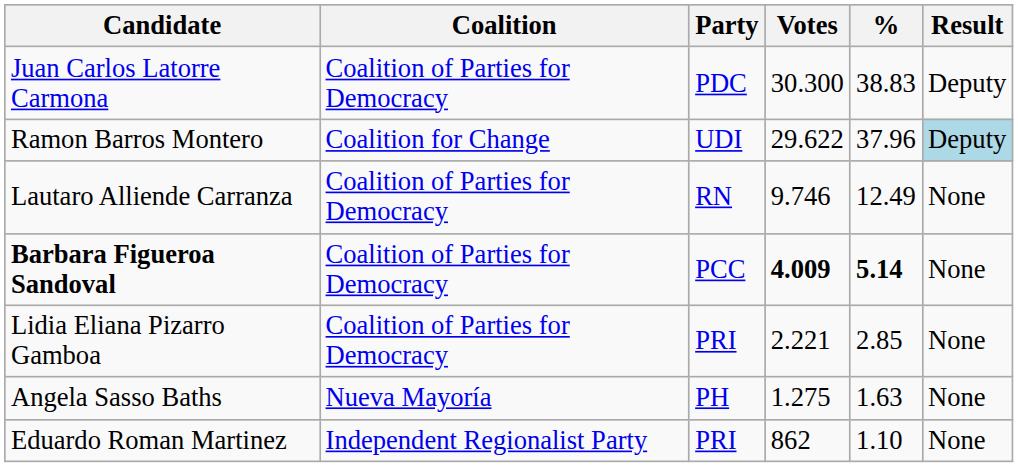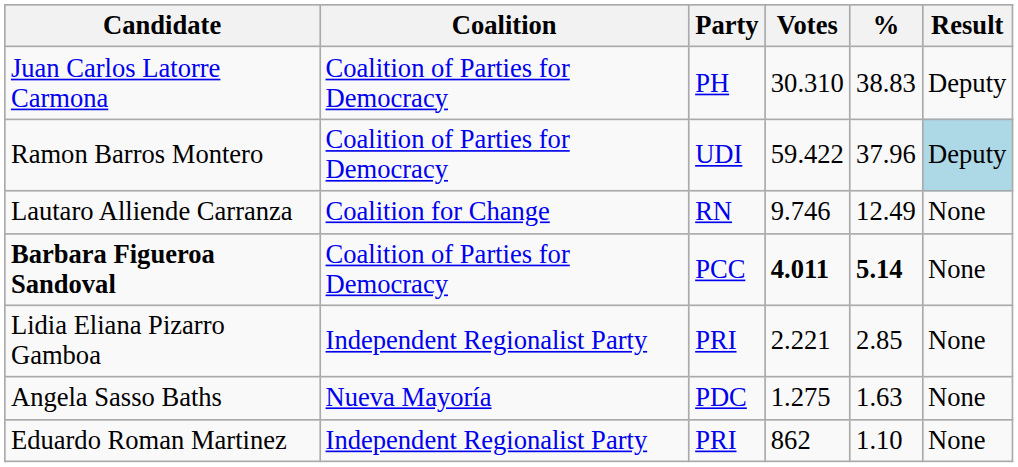(721, 82) PDC -> (712, 82) PH
(807, 82) 30.300 -> (807, 82) 30.310
(438, 139) Coalition for Change -> (448, 154) Coalition of Parties for Democracy
(807, 139) 29.622 -> (807, 154) 59.422
(448, 196) Coalition of Parties for Democracy -> (438, 211) Coalition for Change
(801, 268) 4.009 -> (800, 268) 4.011
(448, 340) Coalition of Parties for Democracy -> (486, 340) Independent Regionalist Party
(712, 397) PH -> (721, 397) PDC
